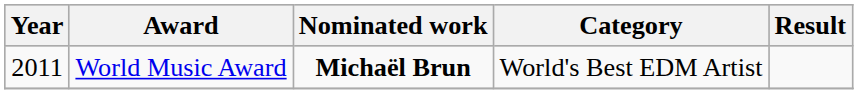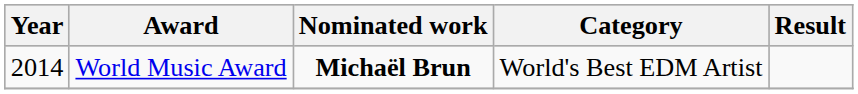(37, 66) 2011 -> (37, 66) 2014
